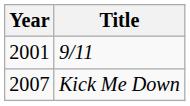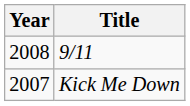(29, 52) 2001 -> (29, 52) 2008
